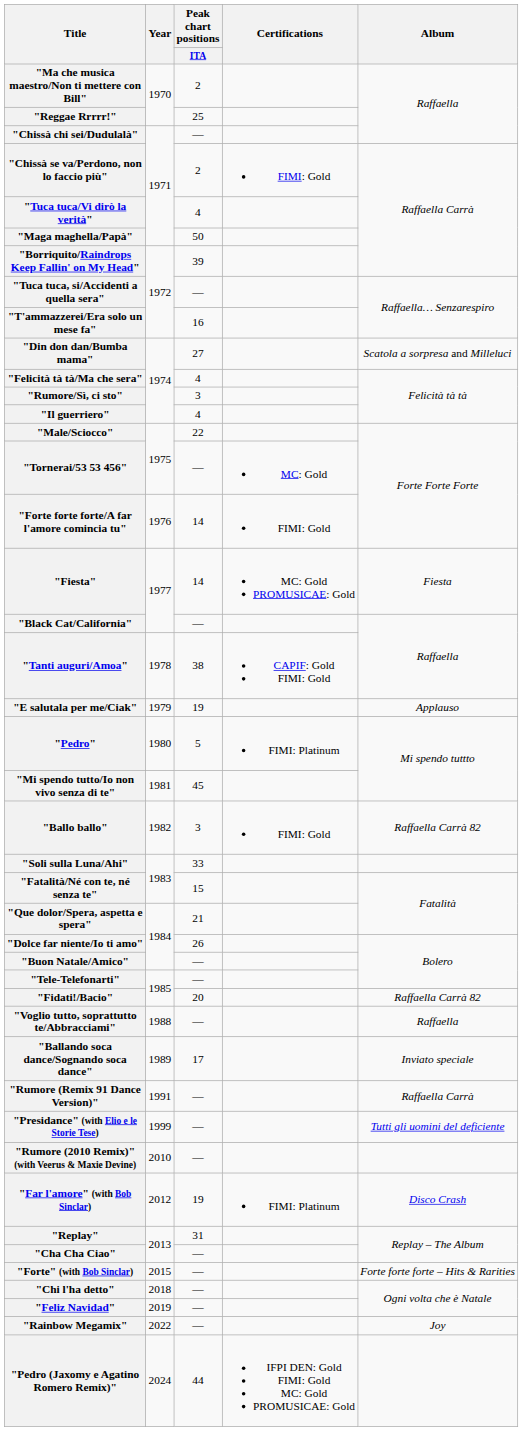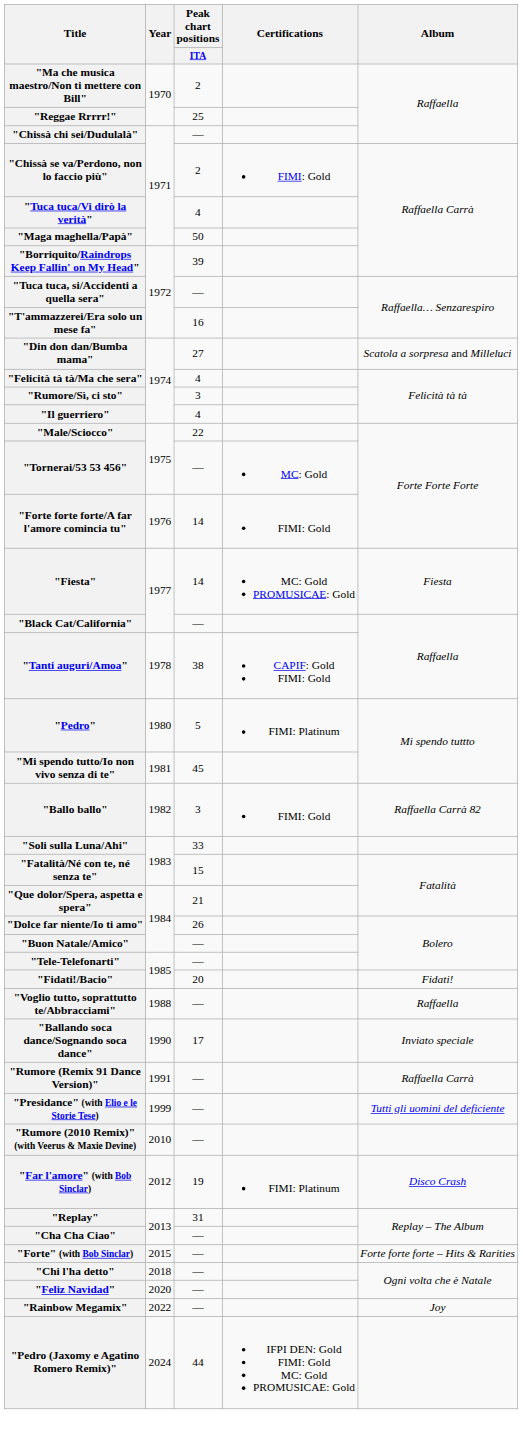- row: (75, 707)
(438, 997) Raffaella Carrà 82 -> (438, 979) Fidati!
(160, 1058) 1989 -> (160, 1040) 1990
(160, 1307) 2019 -> (160, 1289) 2020
